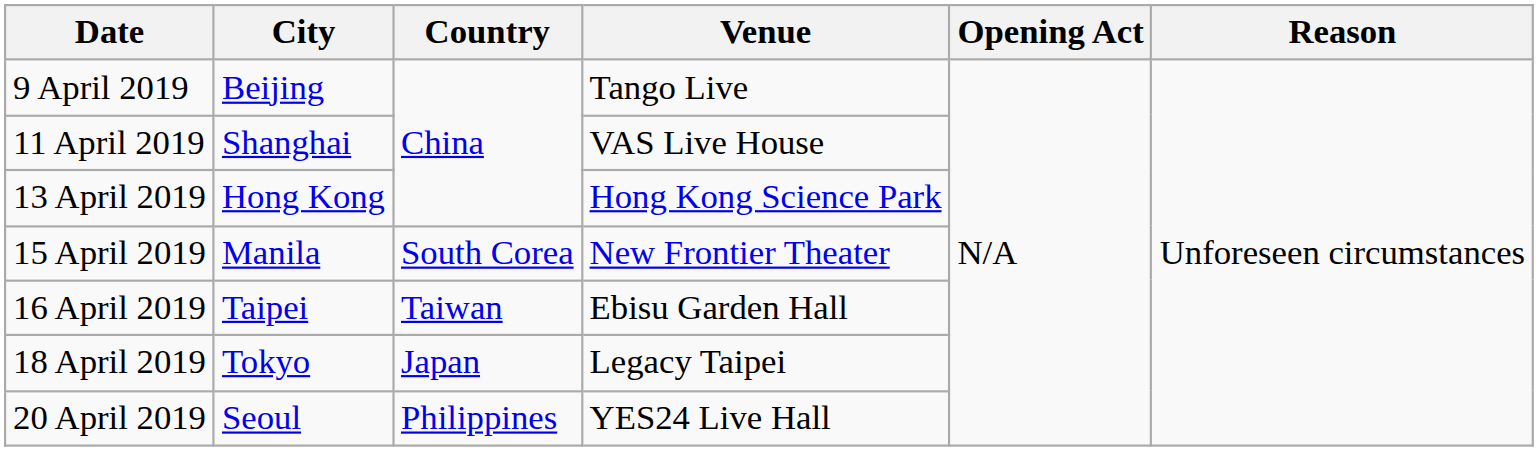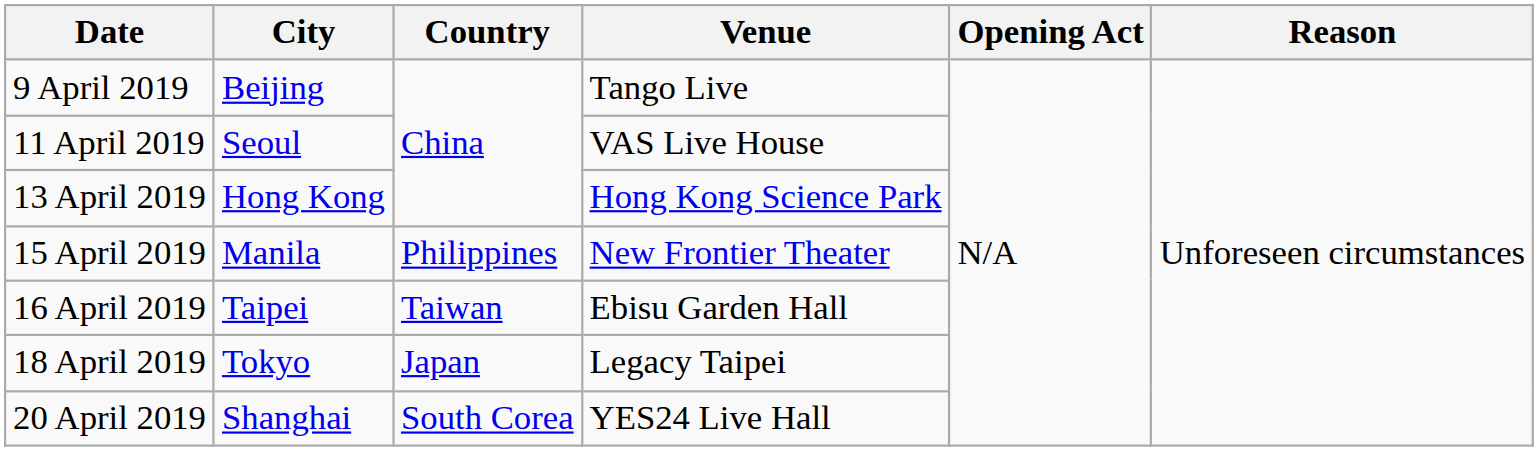(287, 142) Shanghai -> (262, 142) Seoul
(487, 252) South Corea -> (479, 252) Philippines
(262, 417) Seoul -> (287, 417) Shanghai
(479, 417) Philippines -> (487, 417) South Corea
